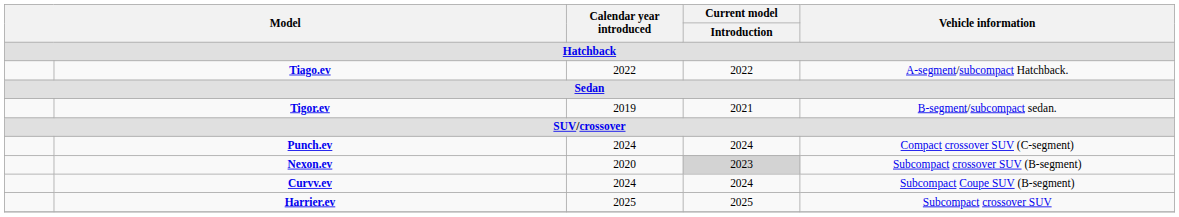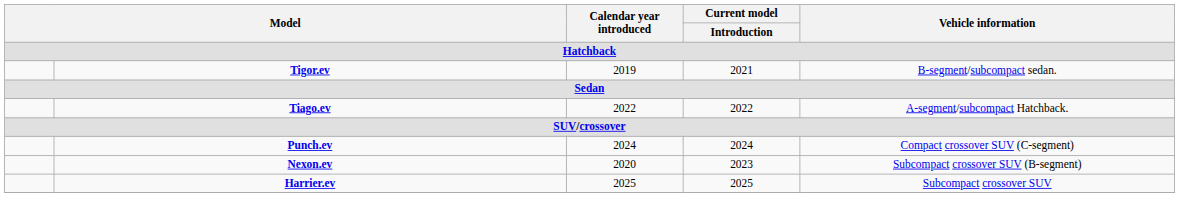rows swapped: (310, 70) <-> (310, 107)
(742, 164) lightgrey background -> (742, 164) no background
- row: (310, 183)
